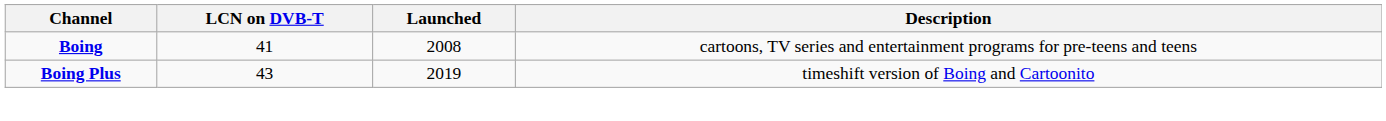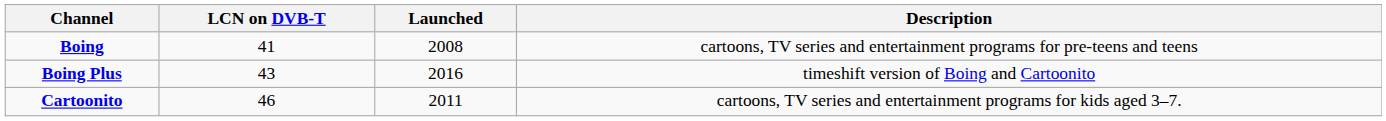(444, 73) 2019 -> (446, 73) 2016
+ row: (82, 101)
